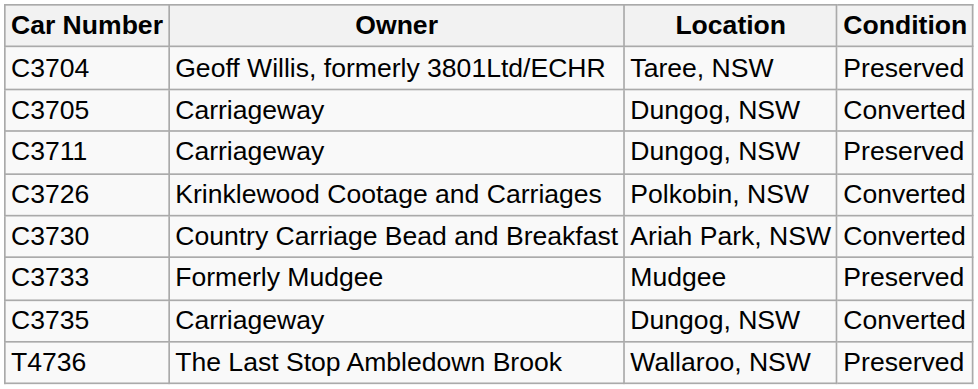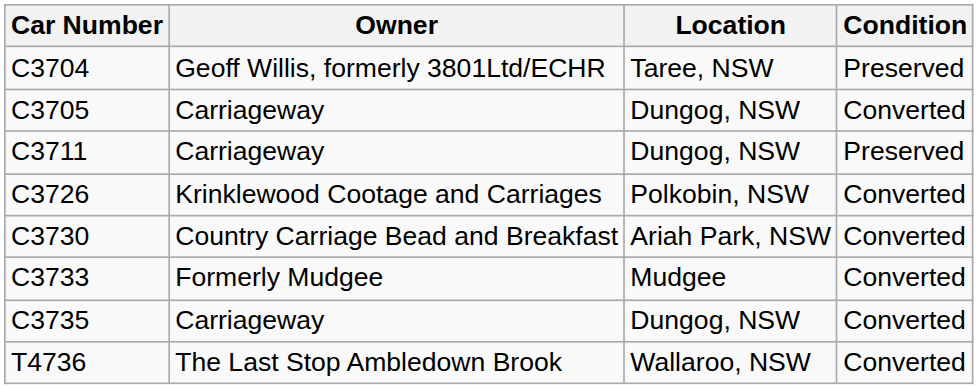(904, 278) Preserved -> (905, 278) Converted
(904, 362) Preserved -> (905, 362) Converted
